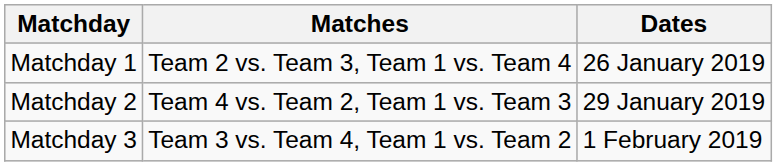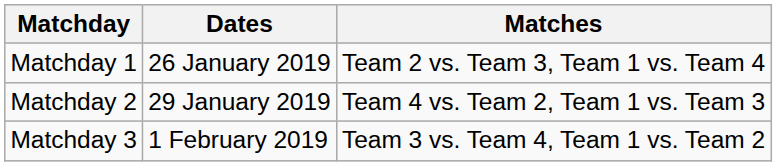columns swapped: (674, 23) <-> (360, 23)
